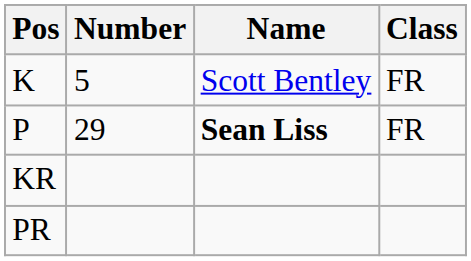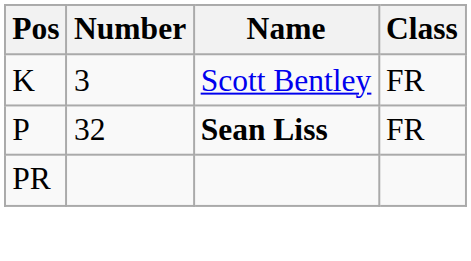(82, 79) 5 -> (82, 79) 3
(90, 129) 29 -> (90, 129) 32
- row: (34, 179)
